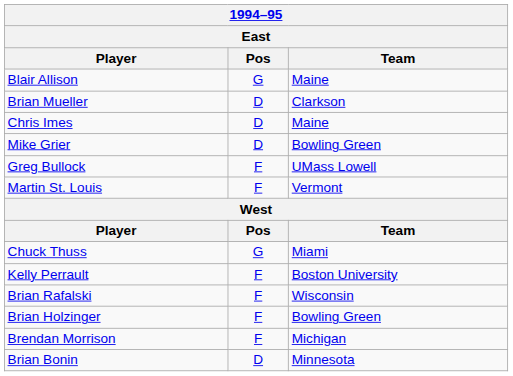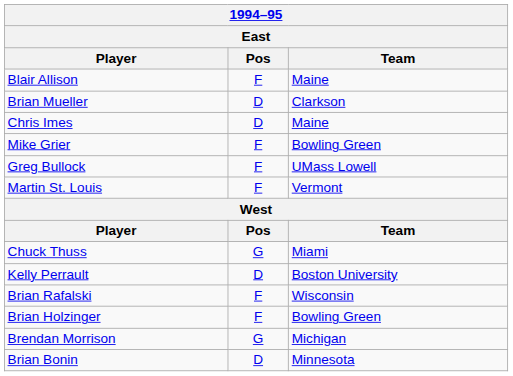(258, 79) G -> (258, 79) F
(258, 144) D -> (258, 144) F
(258, 274) F -> (258, 274) D
(258, 338) F -> (258, 338) G
